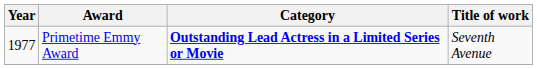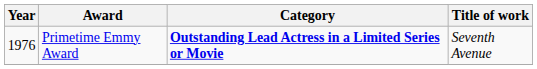(22, 45) 1977 -> (22, 45) 1976
